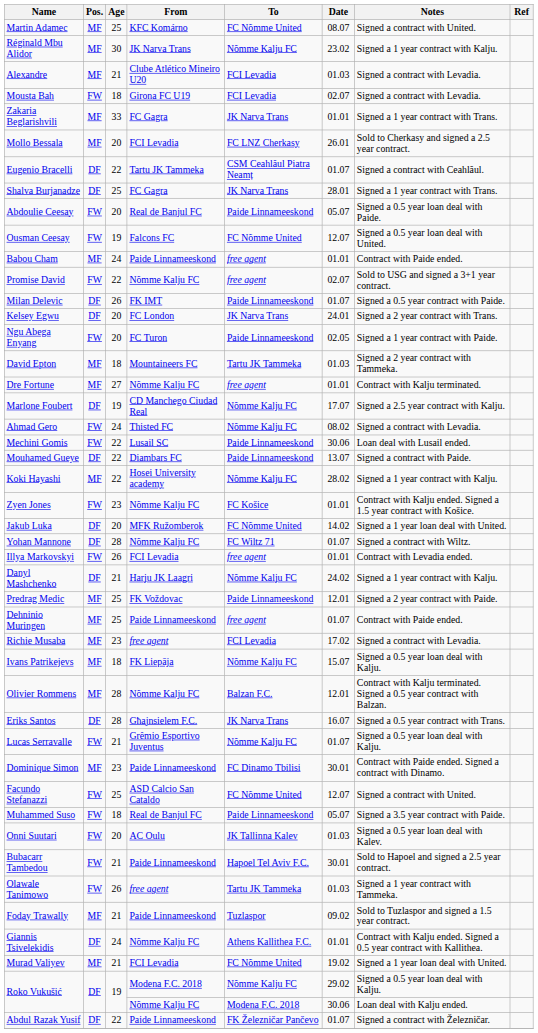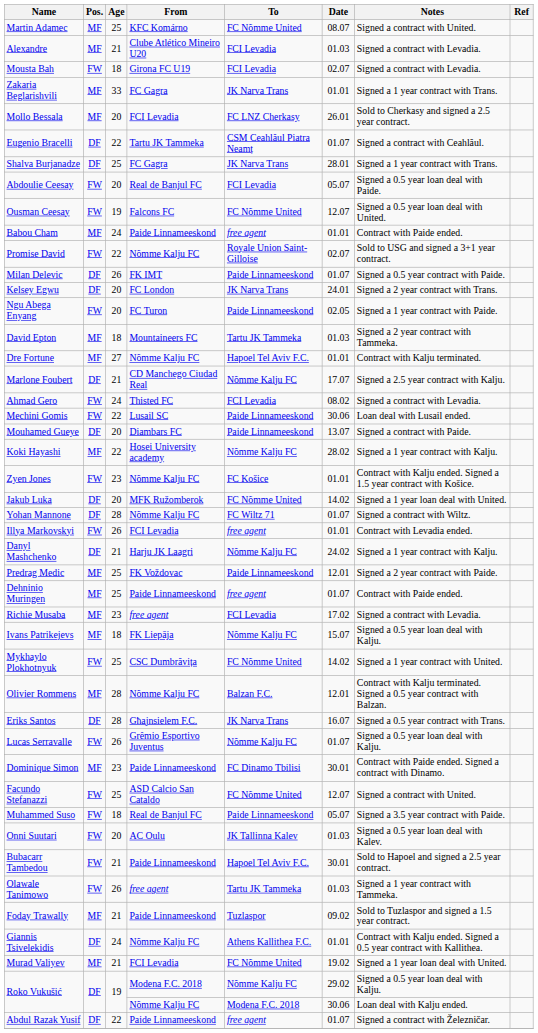- row: (35, 48)
(270, 211) Paide Linnameeskond -> (251, 185) FCI Levadia
(246, 280) free agent -> (267, 253) Royale Union Saint-Gilloise
(246, 385) free agent -> (268, 358) Hapoel Tel Aviv F.C.
(116, 406) 19 -> (116, 379) 21
(262, 427) Nõmme Kalju FC -> (251, 400) FCI Levadia
(116, 458) 22 -> (116, 431) 20
+ row: (32, 662)
(116, 741) 21 -> (116, 741) 26
(273, 1020) FK Železničar Pančevo -> (246, 1020) free agent
